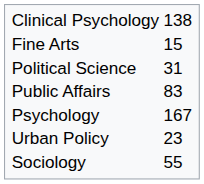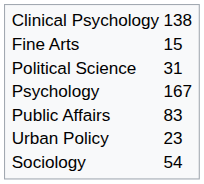rows swapped: (55, 115) <-> (61, 91)
(173, 162) 55 -> (173, 162) 54
